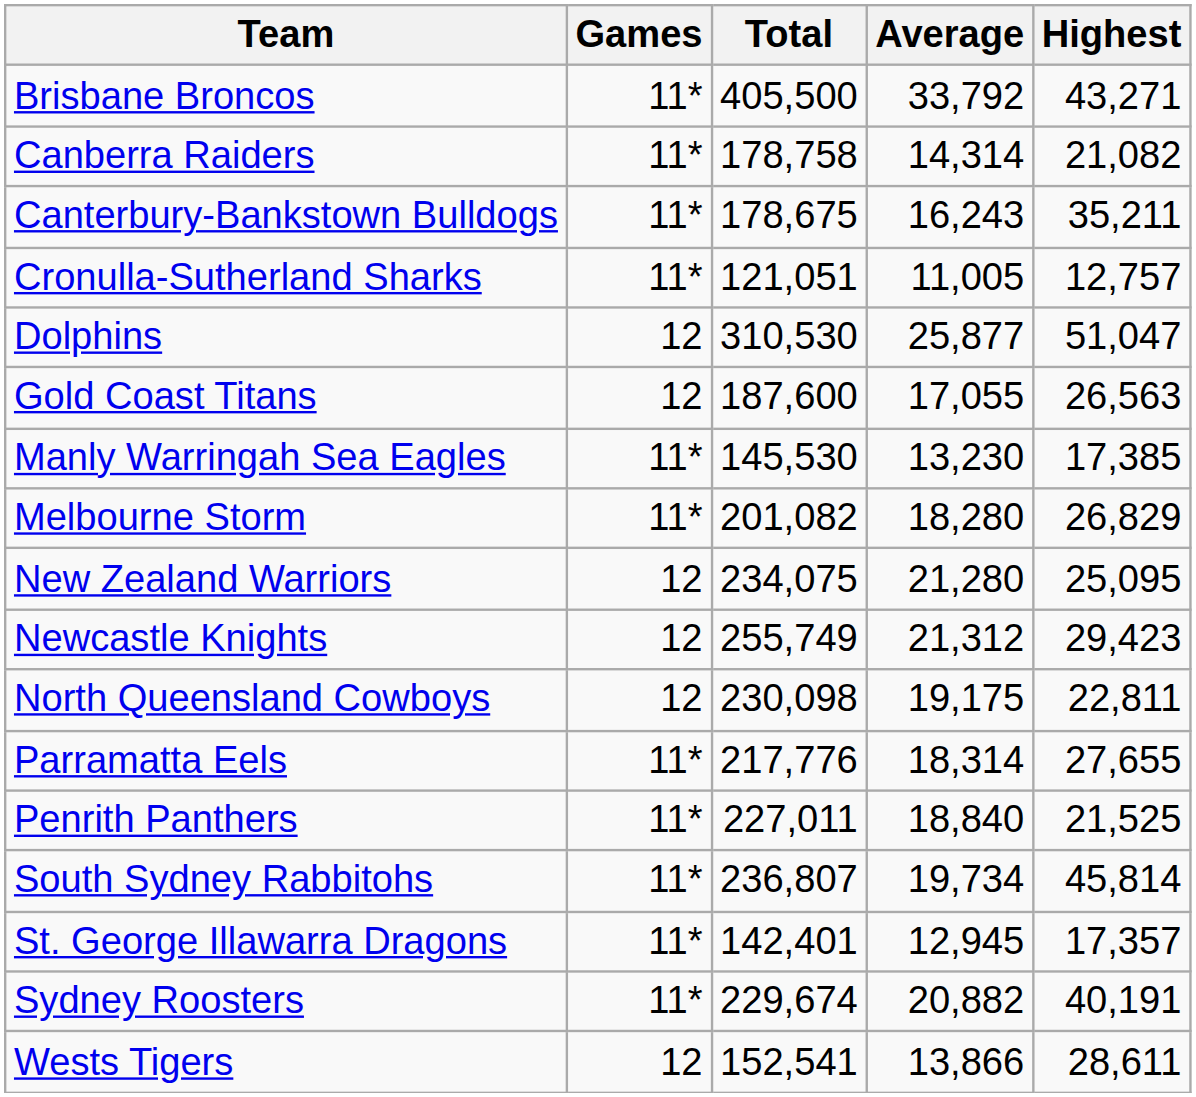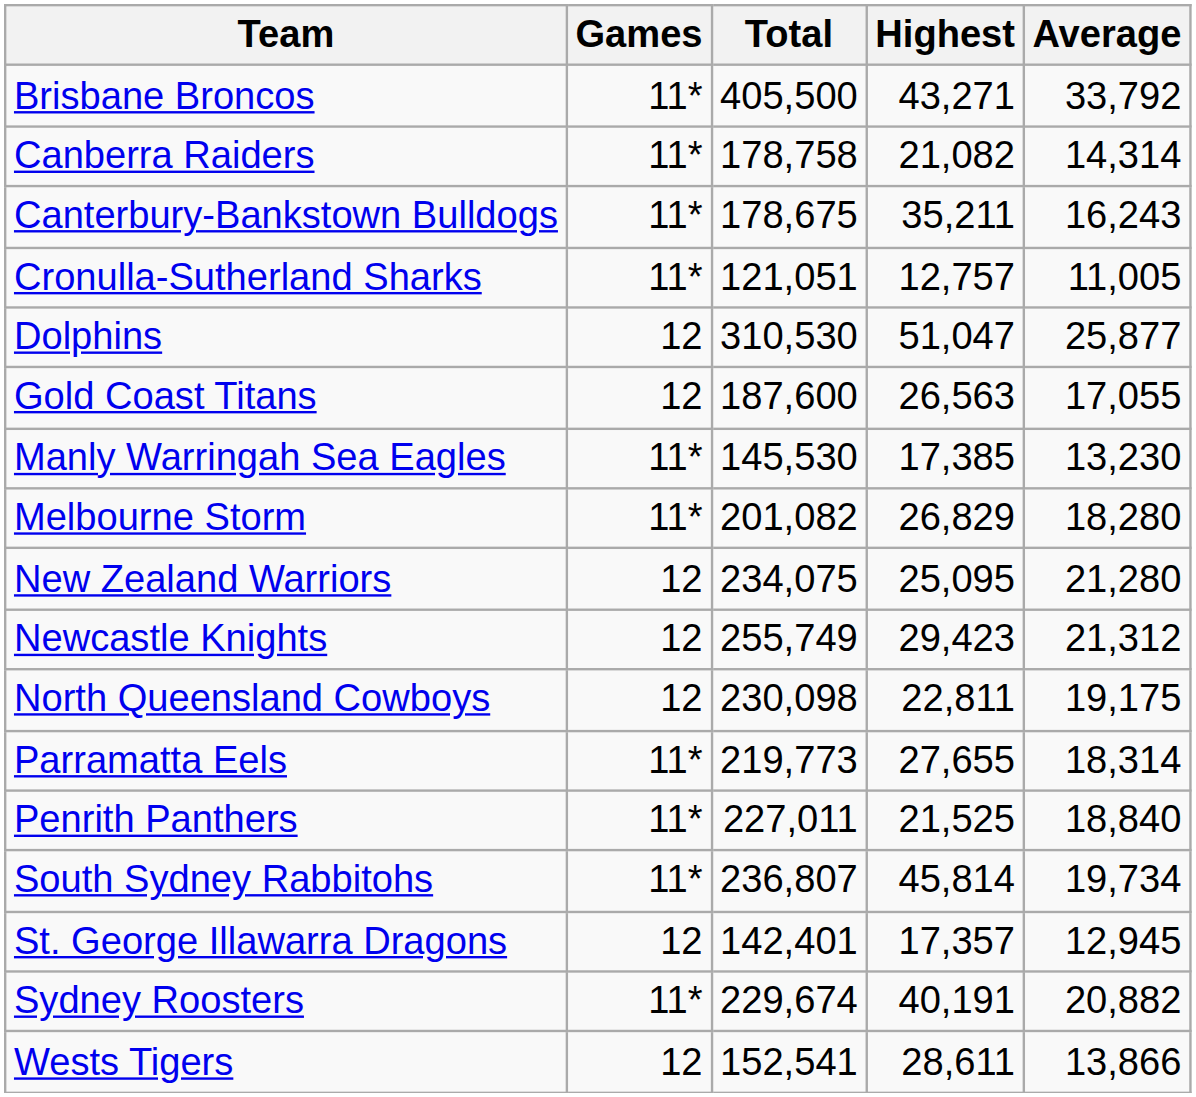columns swapped: (950, 34) <-> (1112, 34)
(789, 759) 217,776 -> (789, 759) 219,773
(675, 940) 11* -> (681, 940) 12
